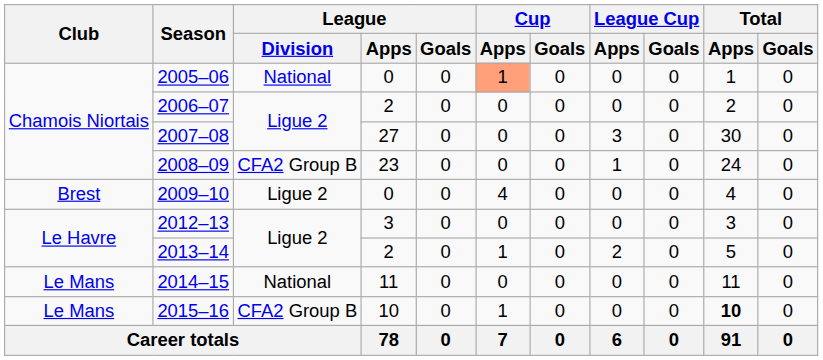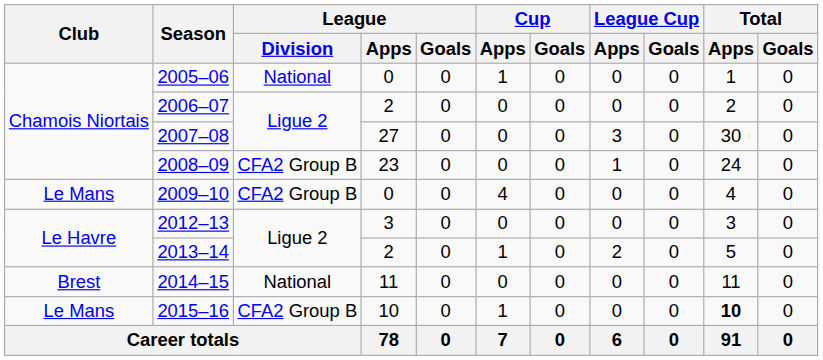(503, 77) lightsalmon background -> (503, 77) no background
(79, 194) Brest -> (79, 194) Le Mans
(297, 194) Ligue 2 -> (297, 194) CFA2 Group B
(79, 281) Le Mans -> (79, 281) Brest
